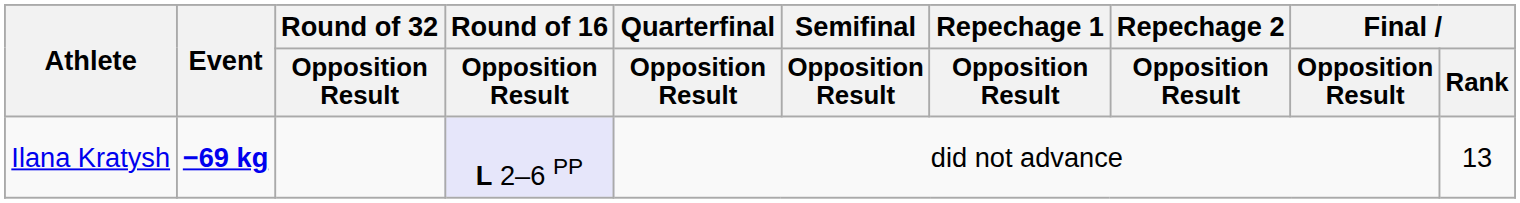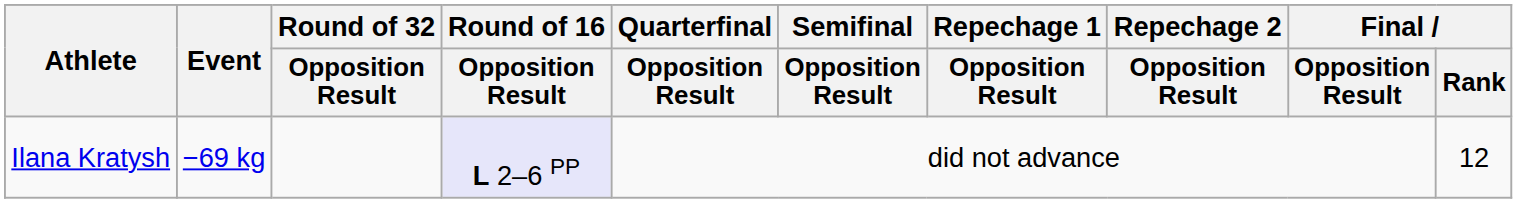(226, 157) bold -> (224, 157) normal
(1477, 157) 13 -> (1474, 157) 12
